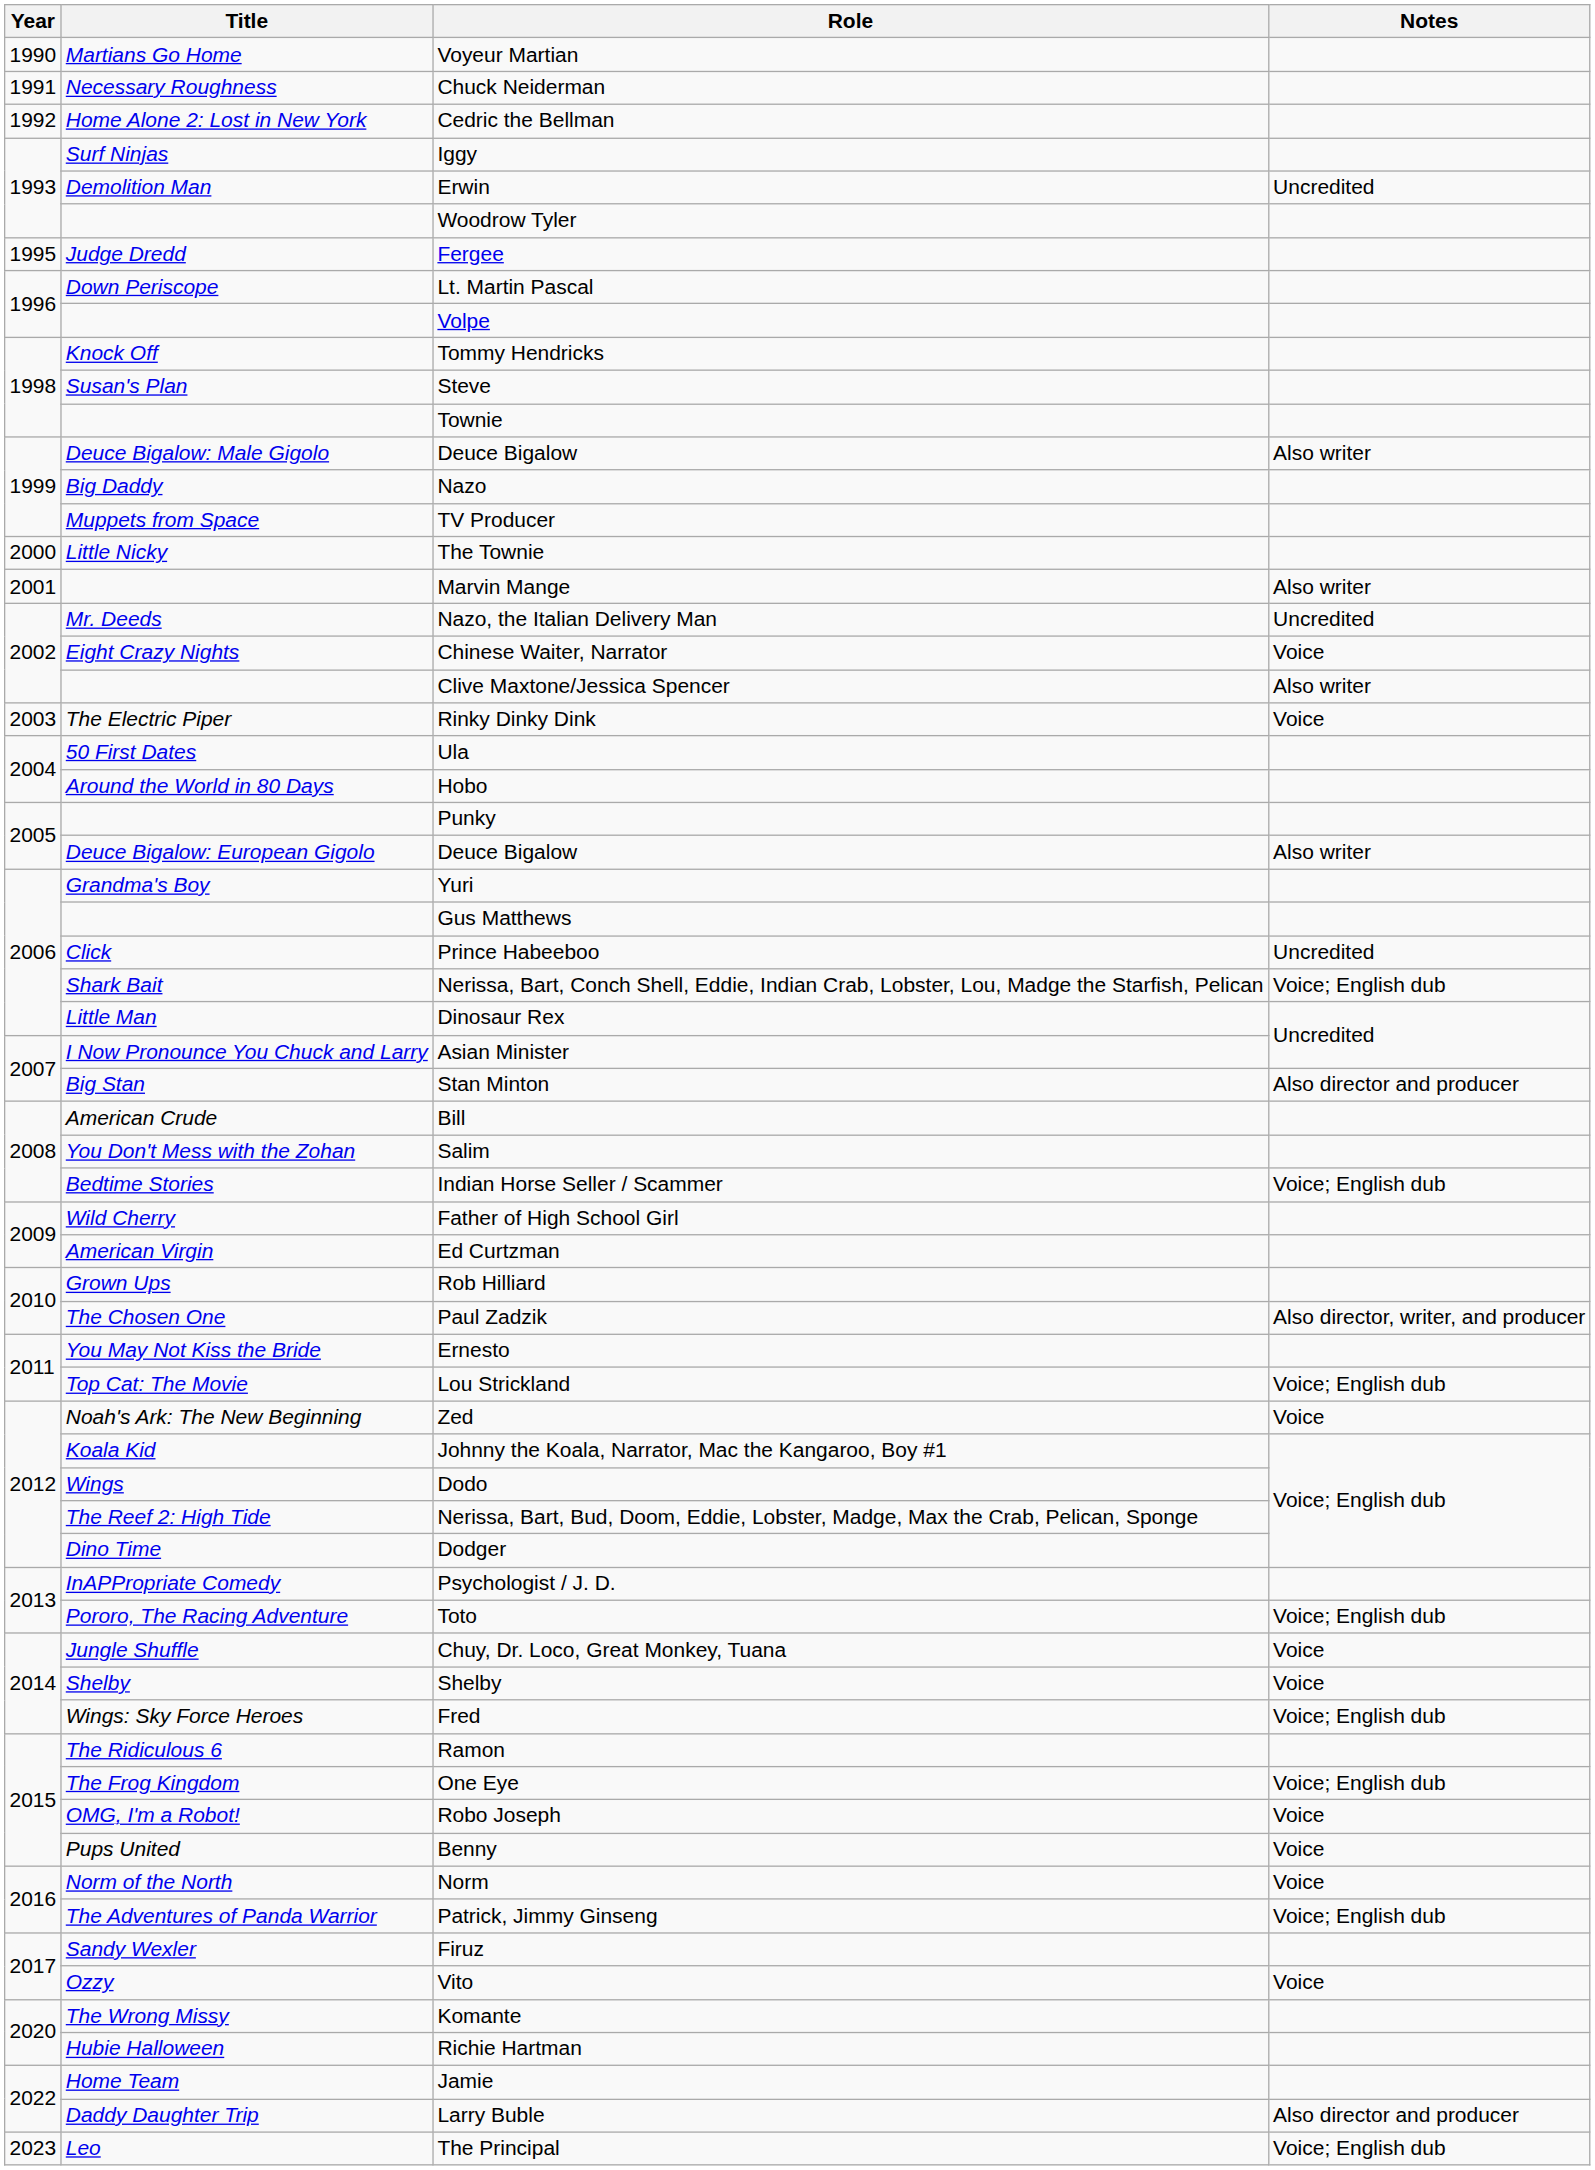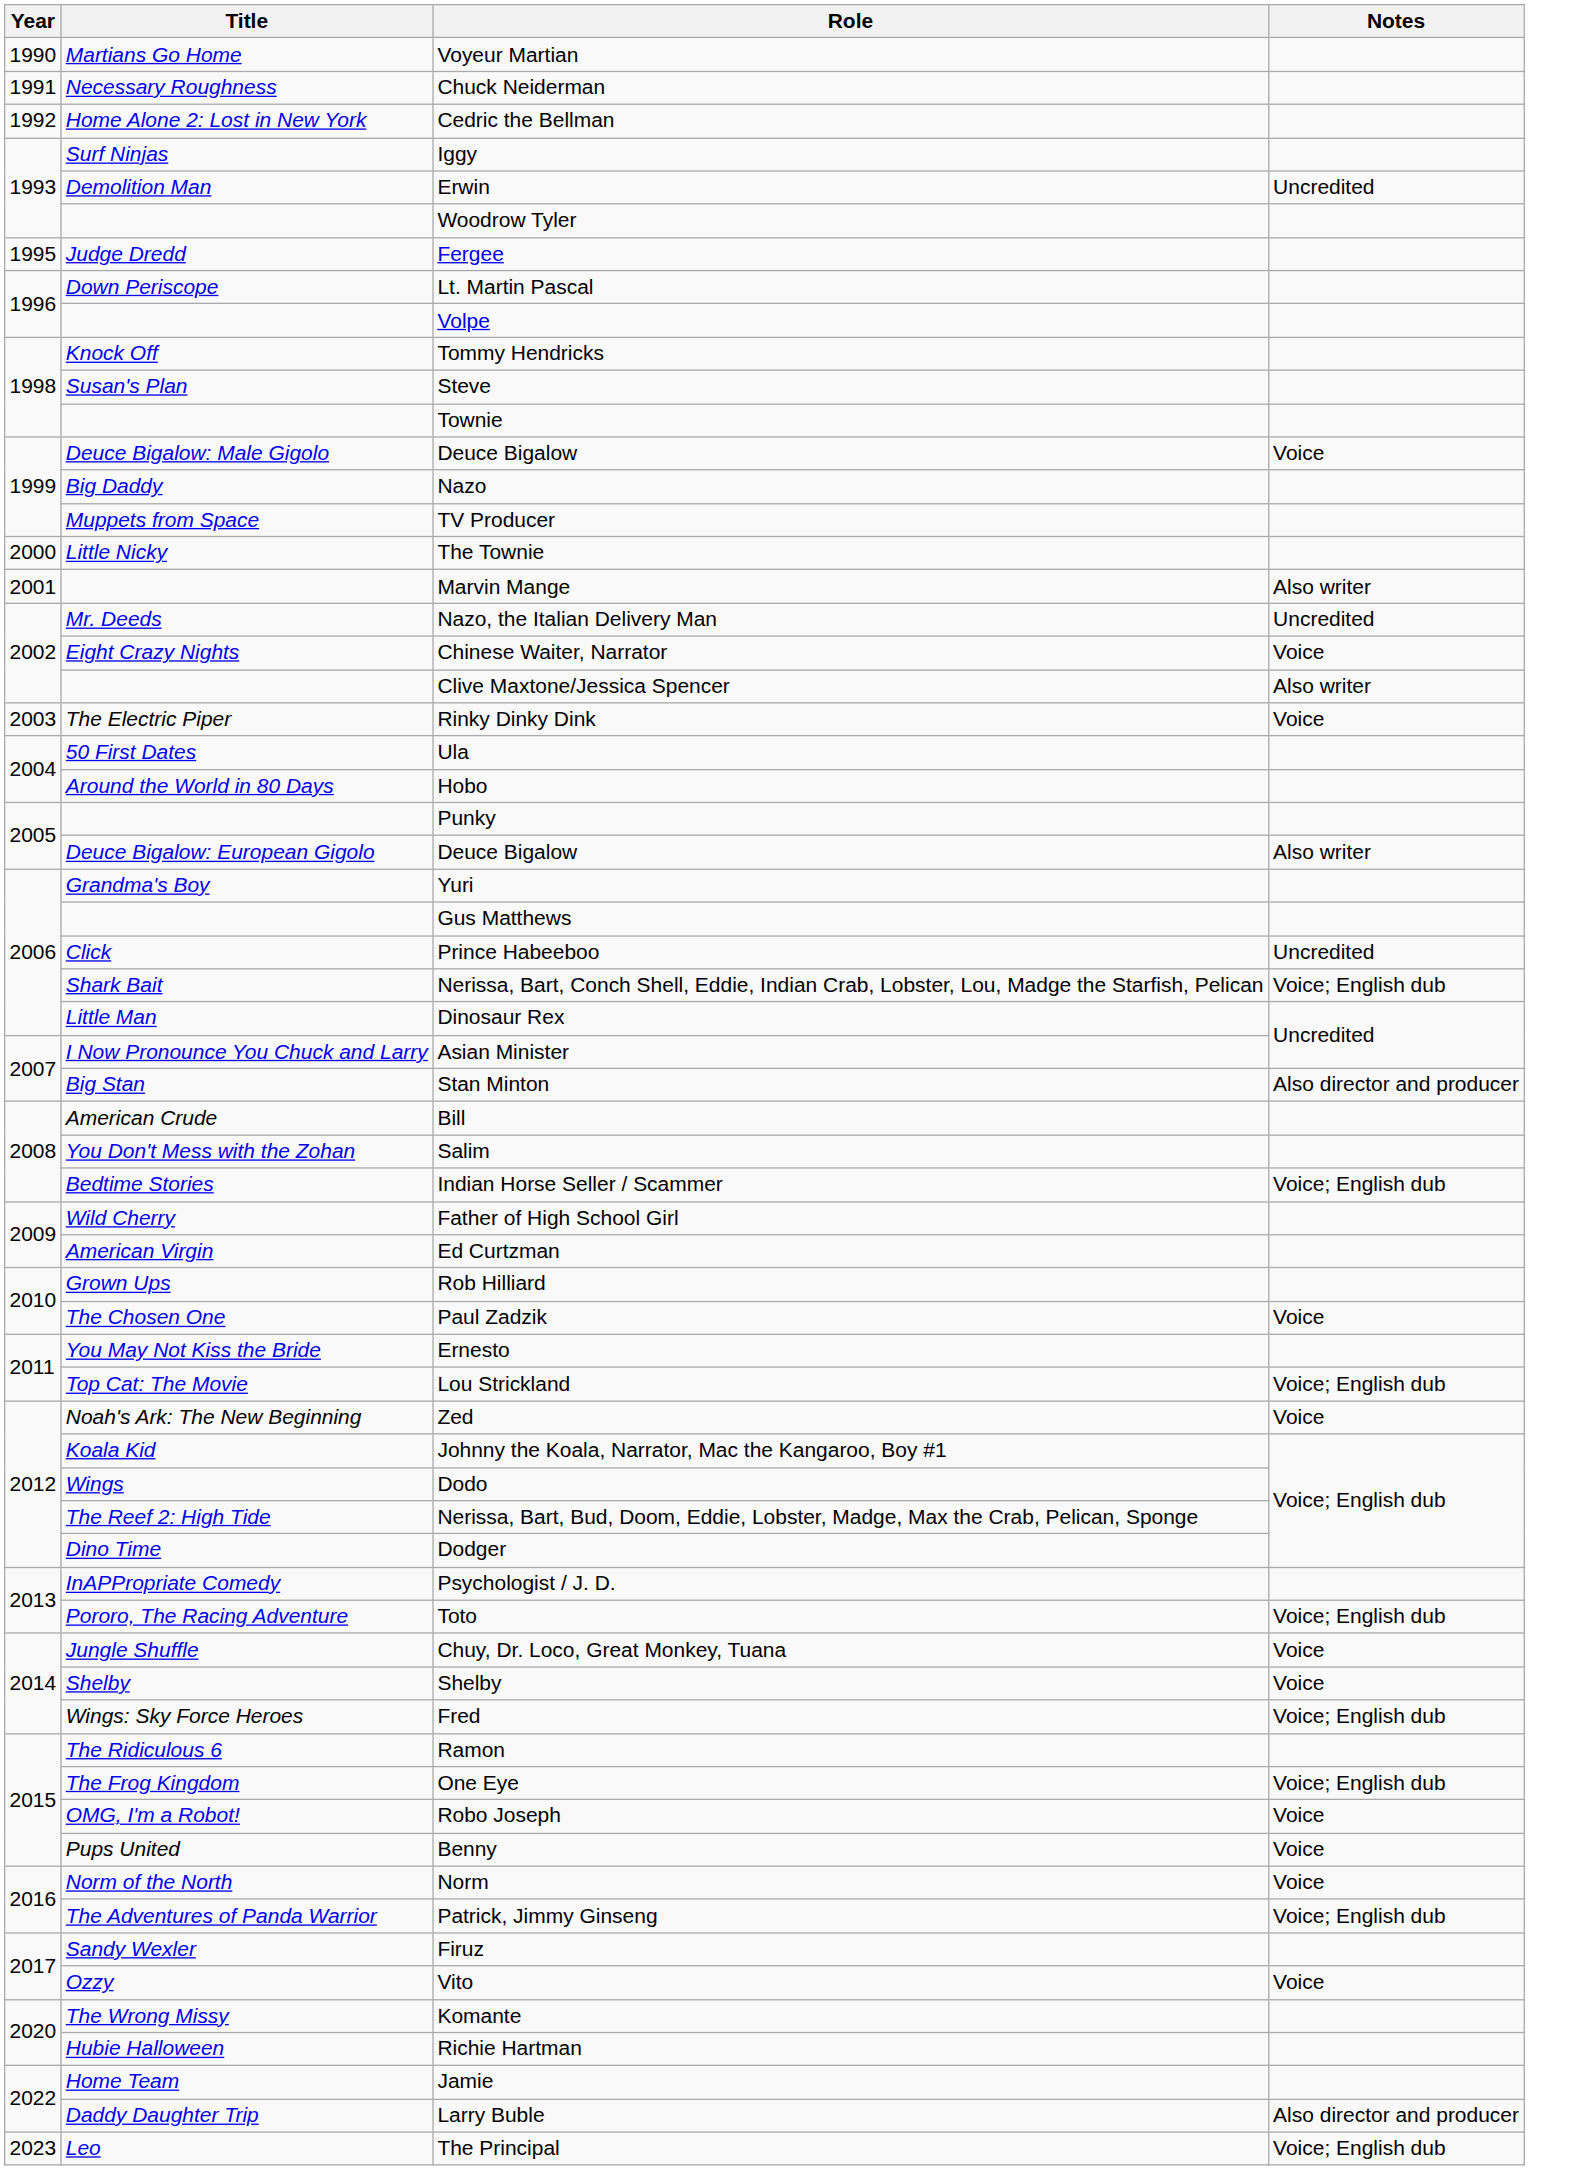(1322, 453) Also writer -> (1299, 453) Voice
(1429, 1317) Also director, writer, and producer -> (1299, 1317) Voice
